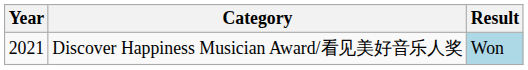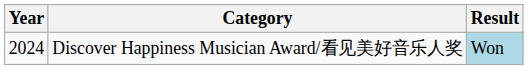(26, 48) 2021 -> (26, 48) 2024
